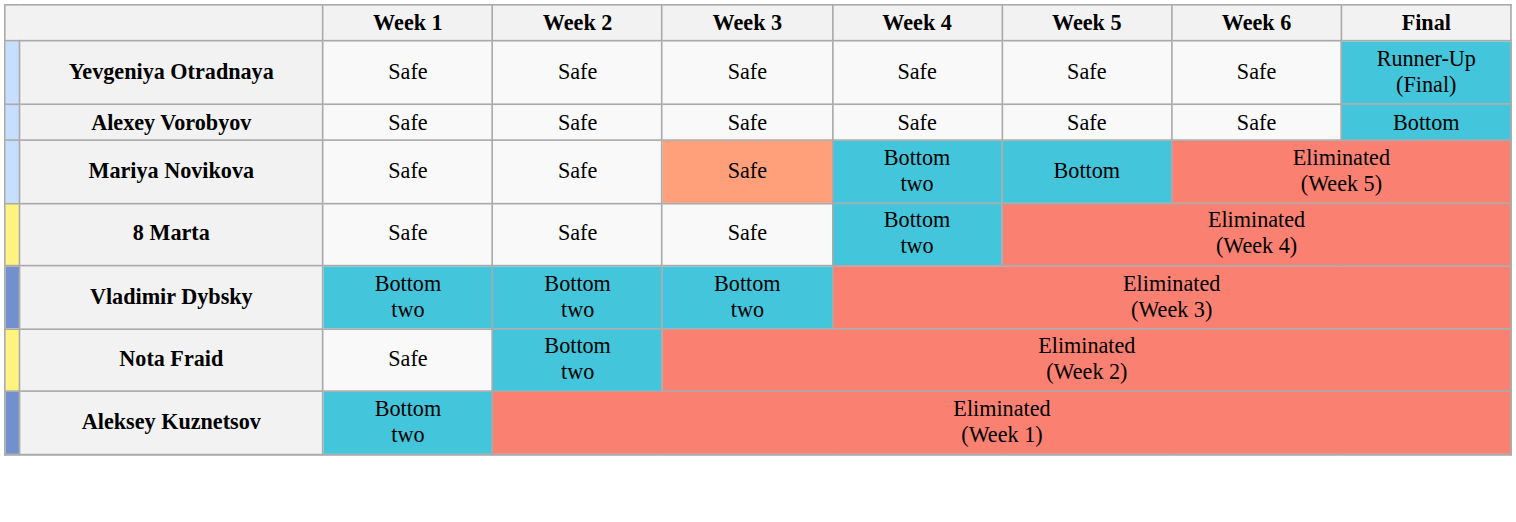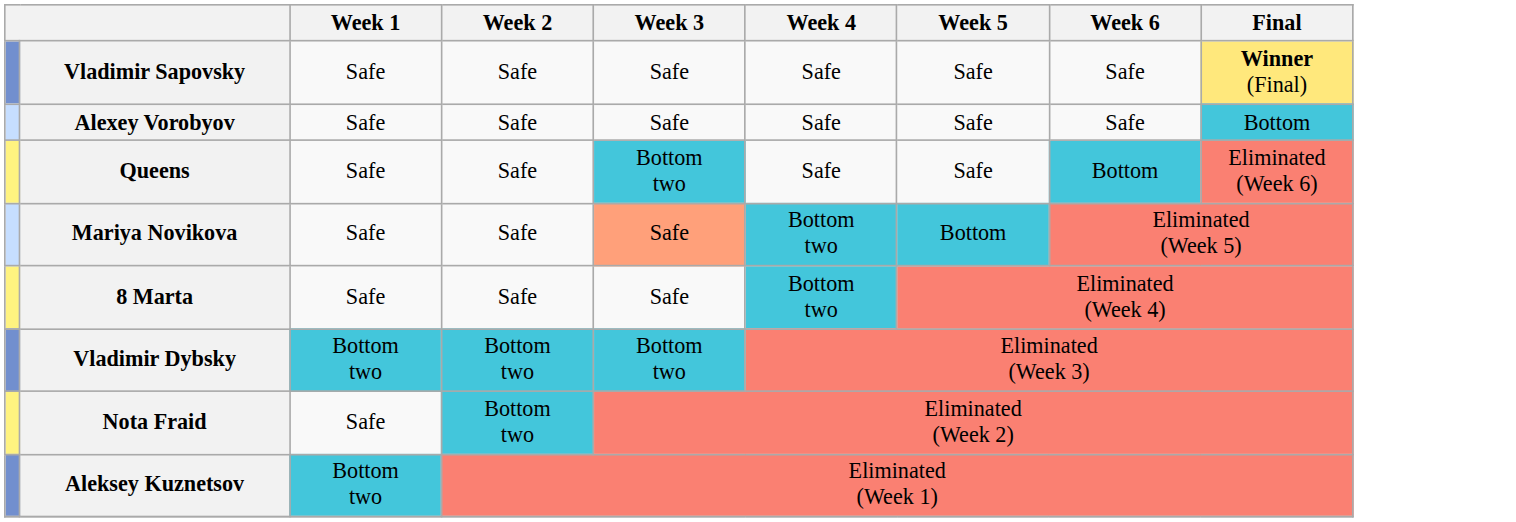+ row: (155, 71)
- row: (171, 71)
+ row: (155, 171)
